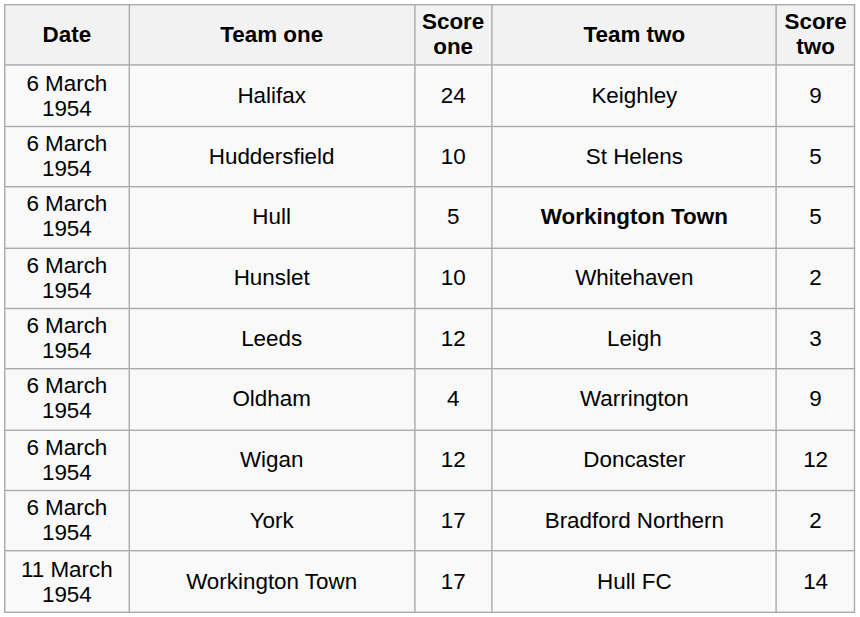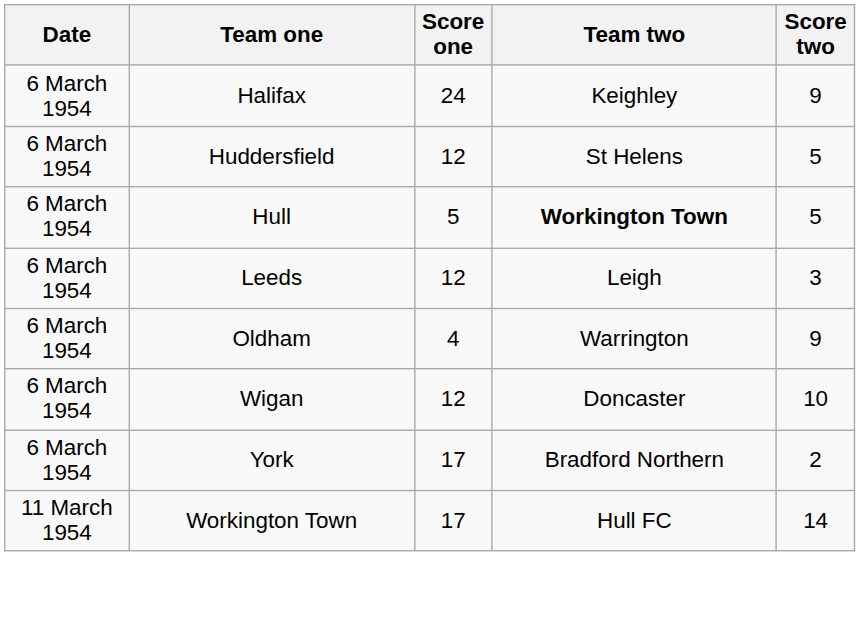(453, 156) 10 -> (453, 156) 12
- row: (272, 277)
(816, 459) 12 -> (816, 399) 10
